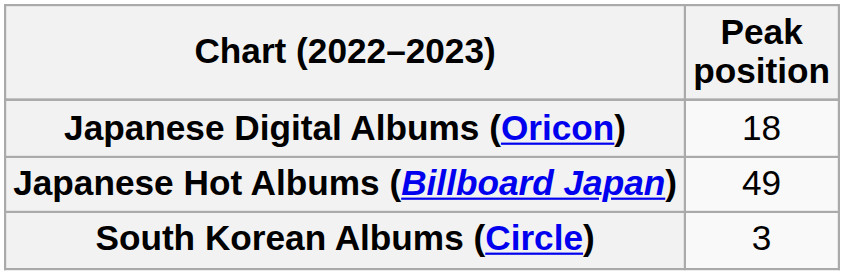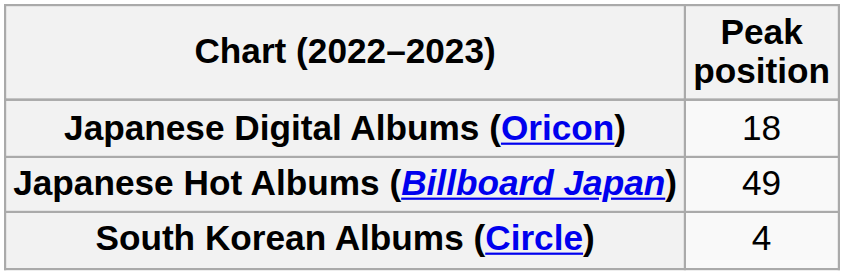(762, 239) 3 -> (762, 239) 4
